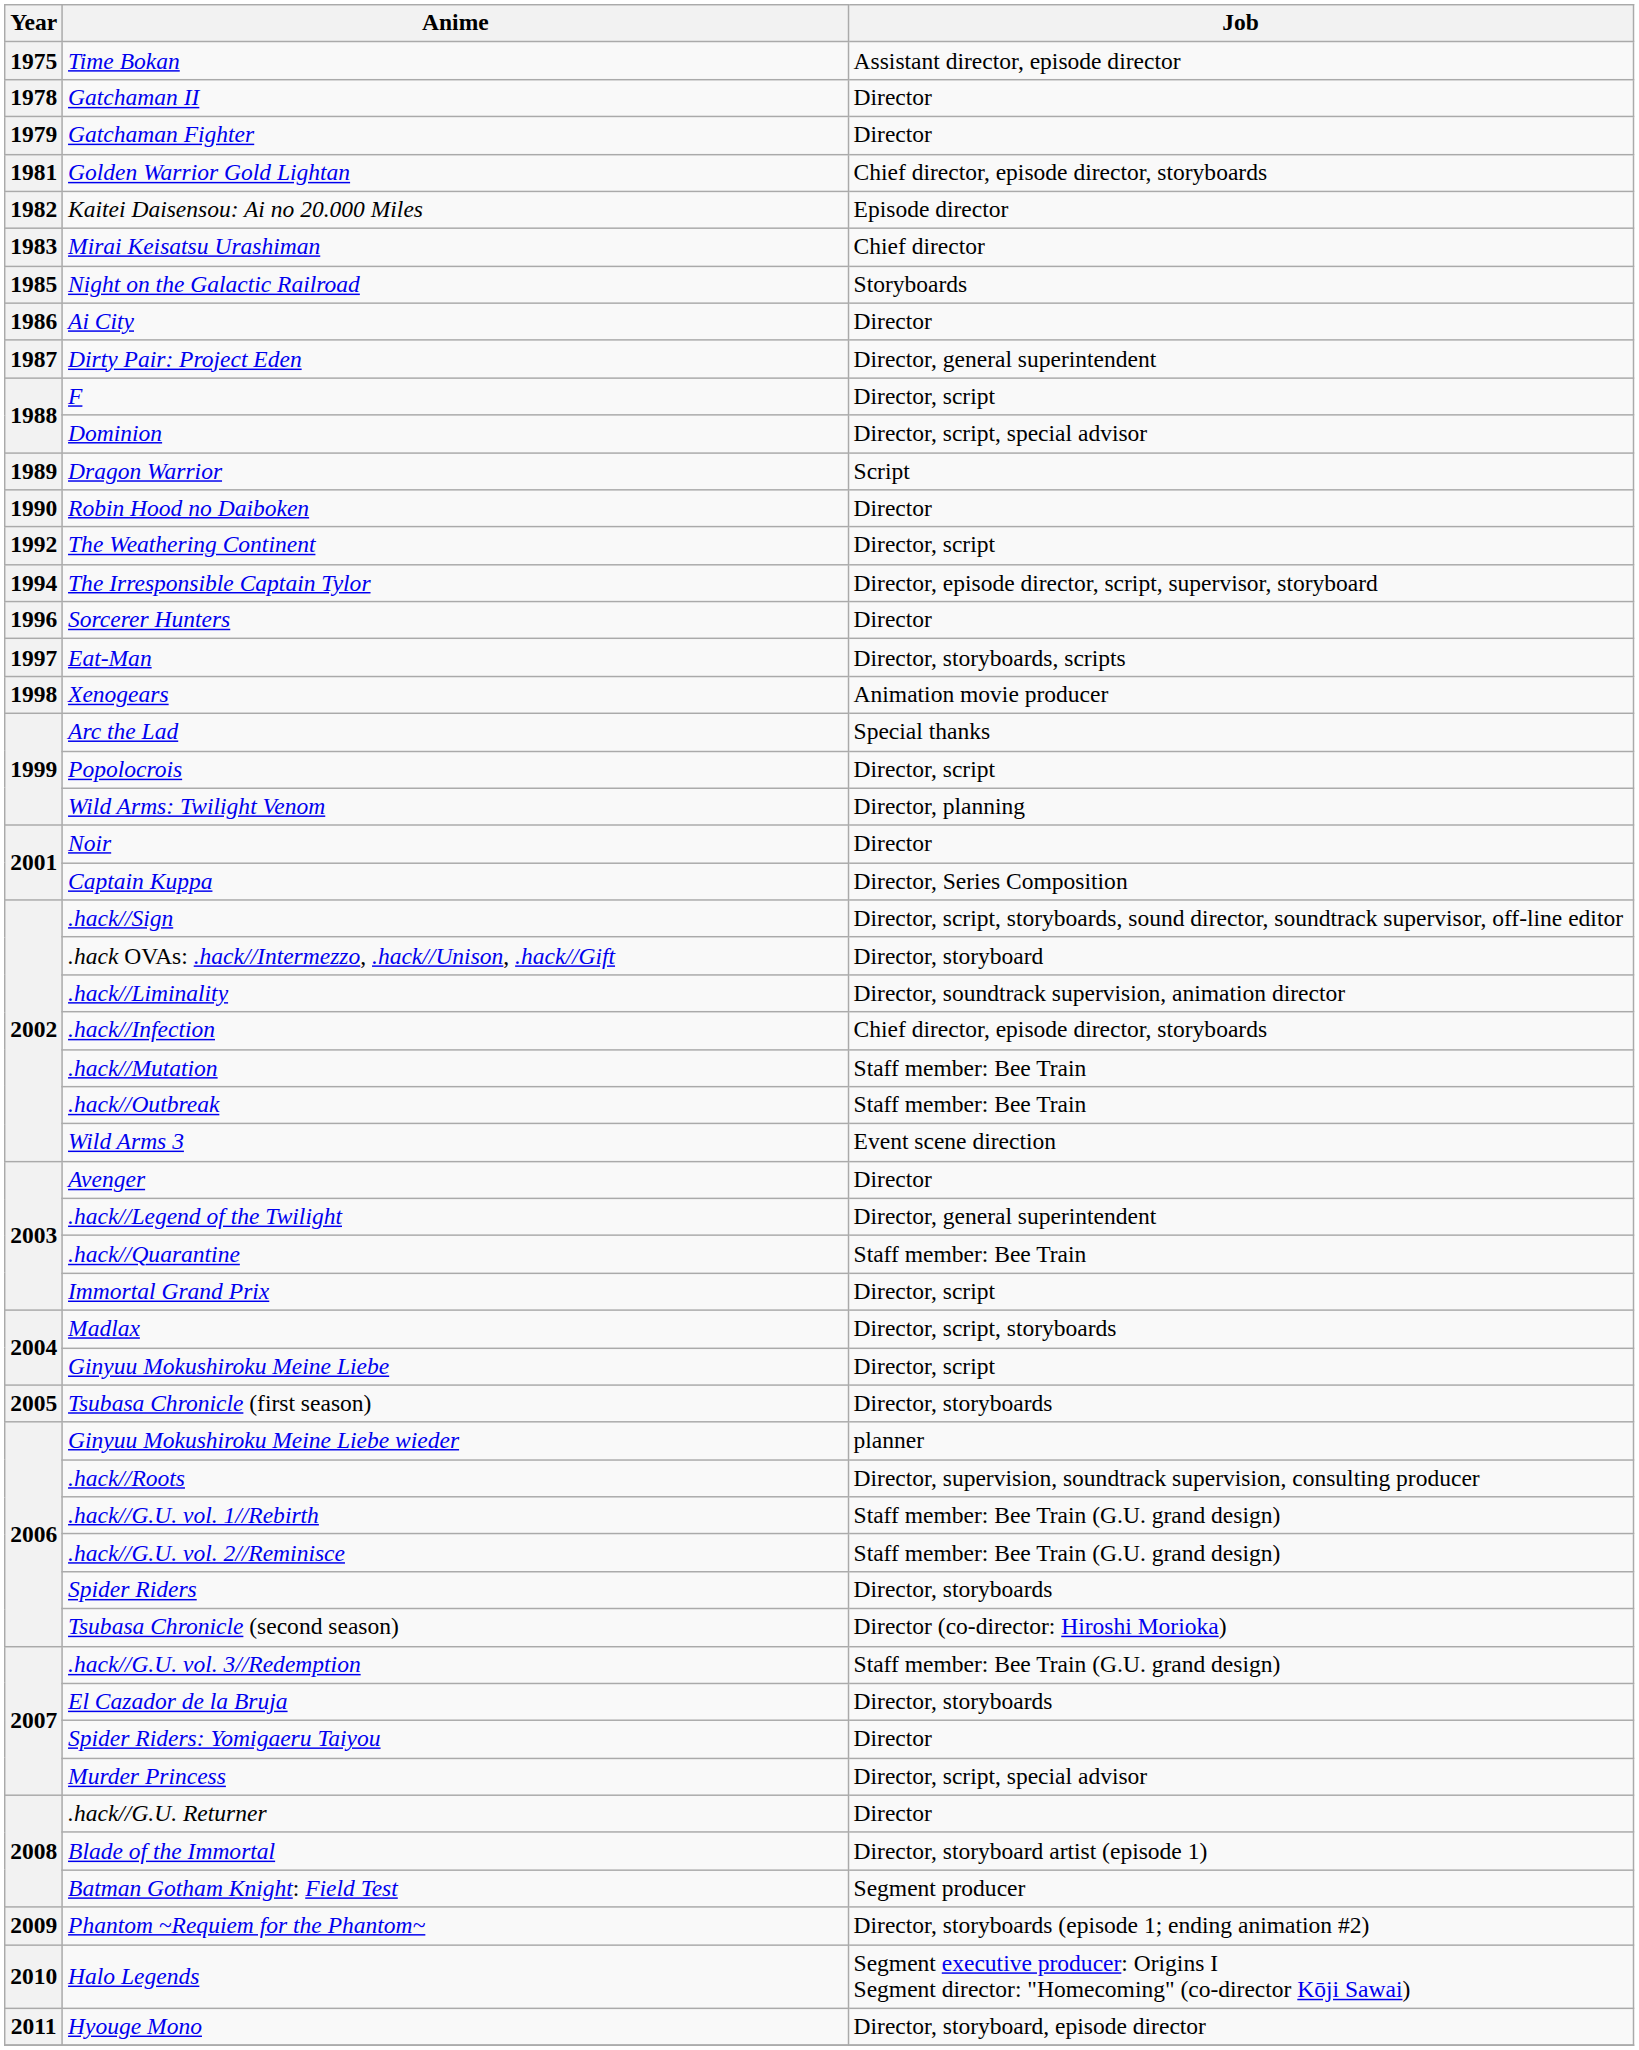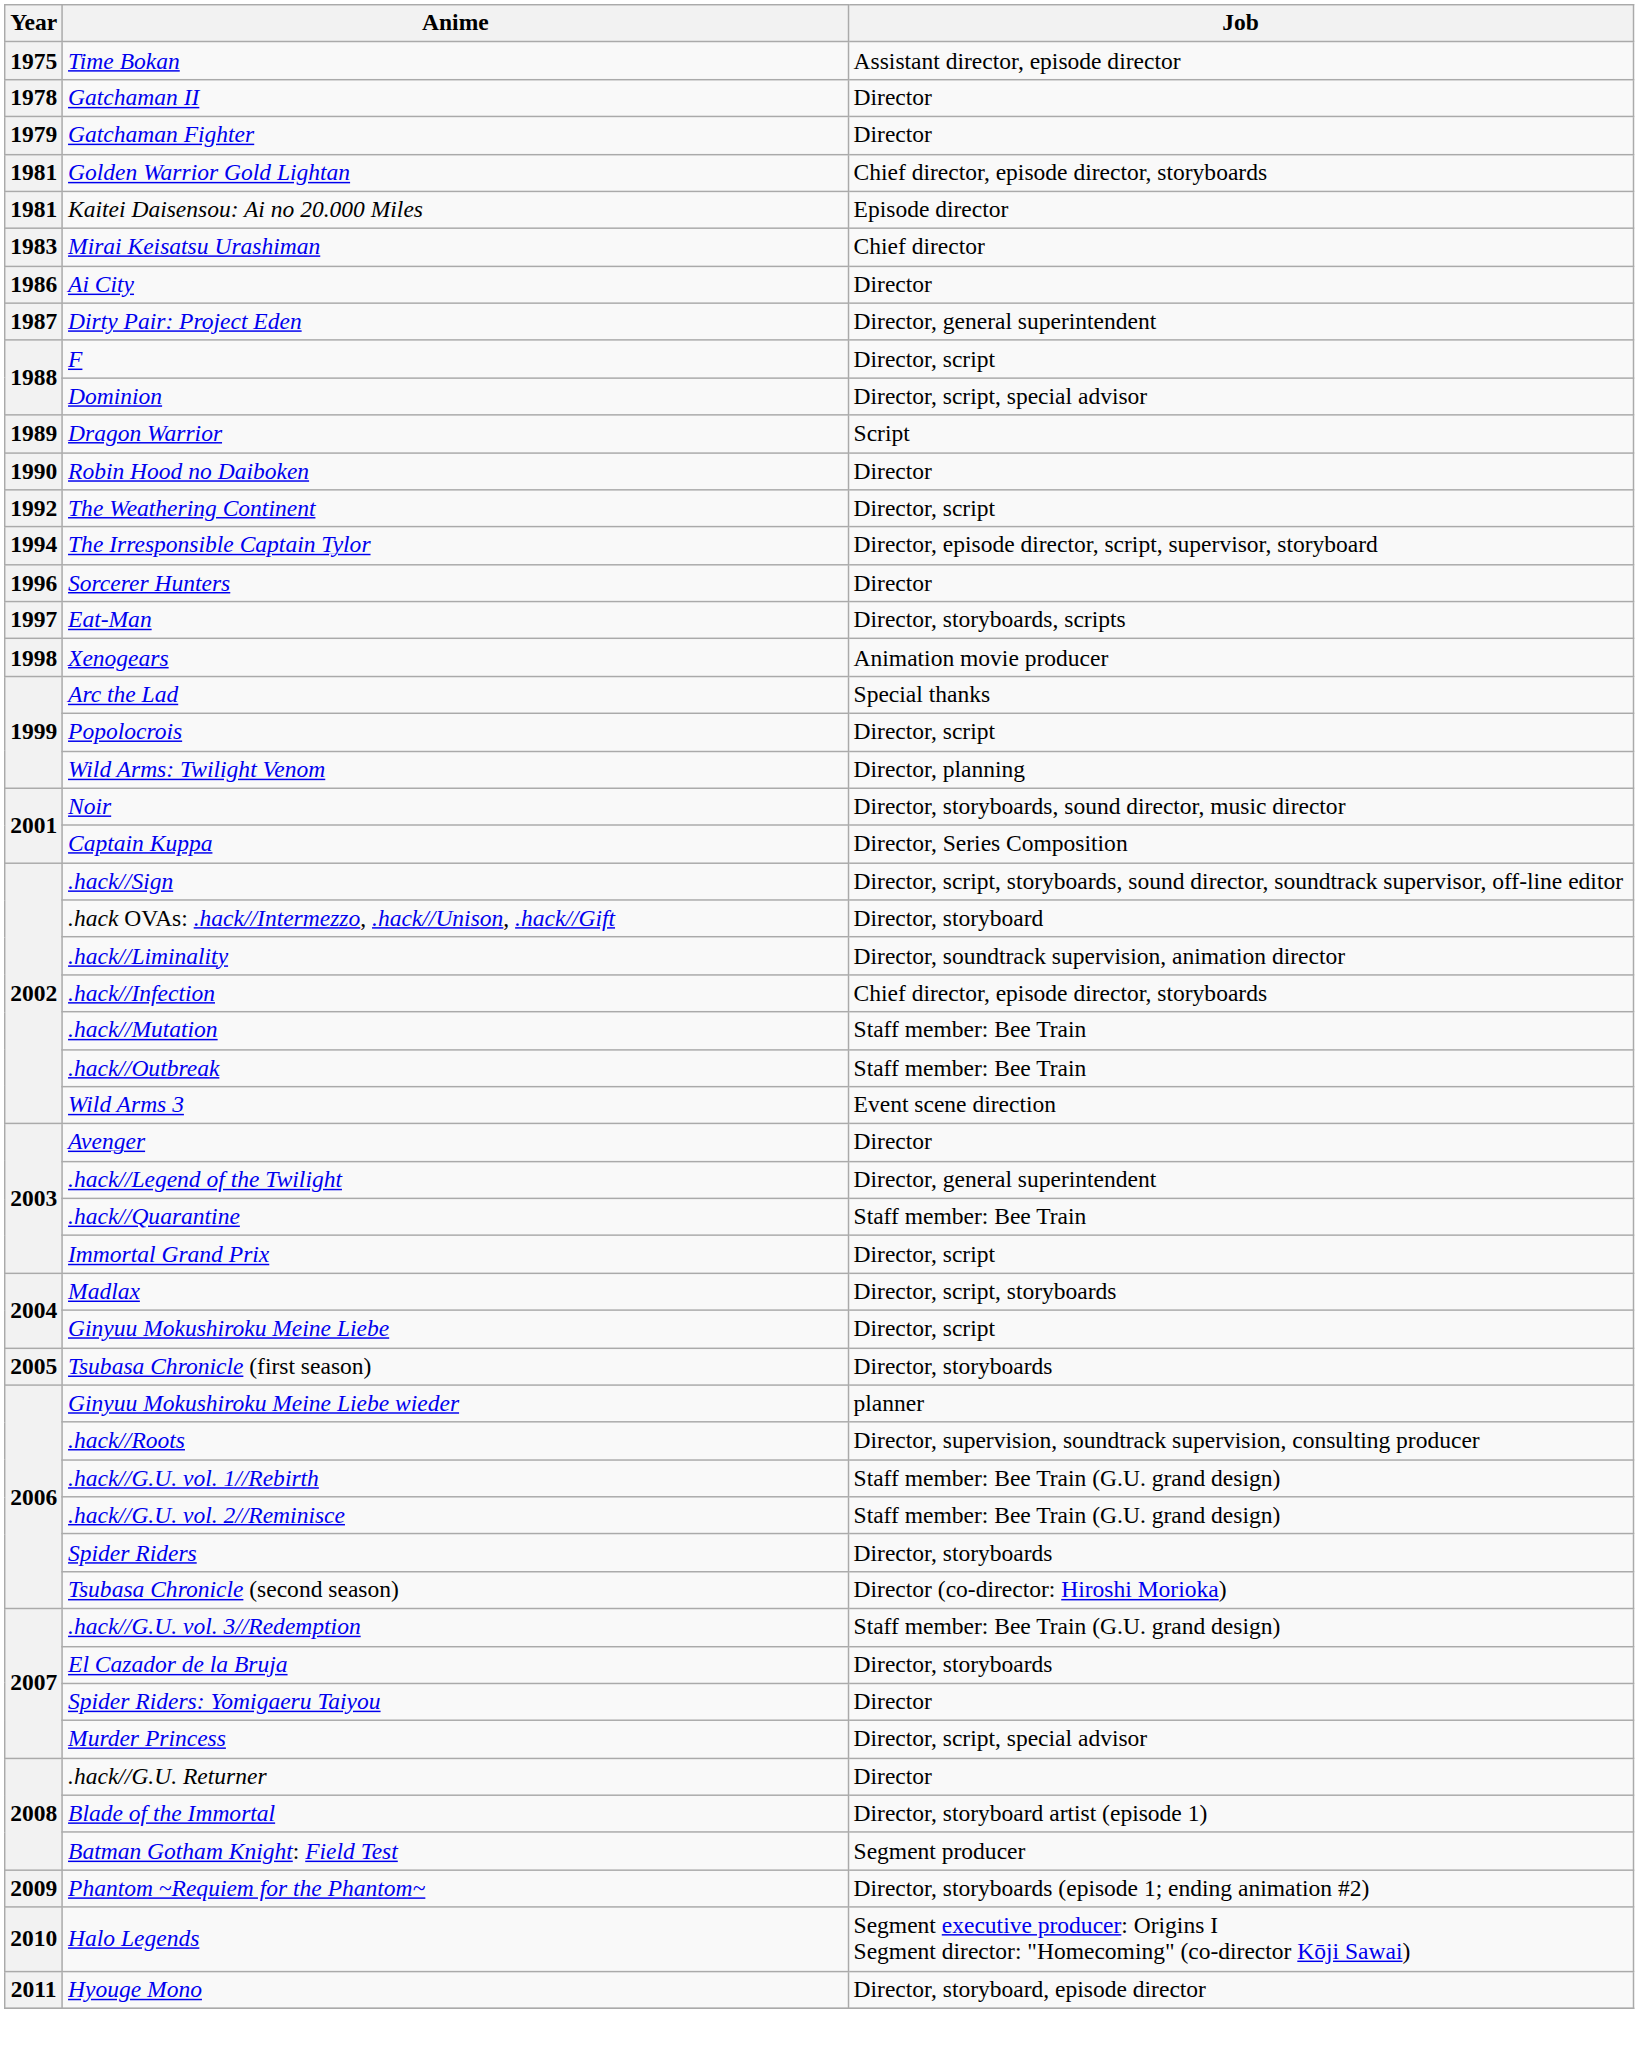(34, 209) 1982 -> (34, 209) 1981
- row: (214, 284)
(893, 843) Director -> (1100, 806) Director, storyboards, sound director, music director
